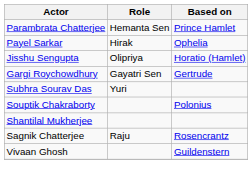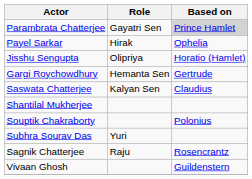(140, 27) Hemanta Sen -> (136, 27) Gayatri Sen
(205, 27) no background -> (205, 27) lightgrey background
(136, 74) Gayatri Sen -> (140, 74) Hemanta Sen
+ row: (49, 89)
rows swapped: (49, 120) <-> (49, 89)
